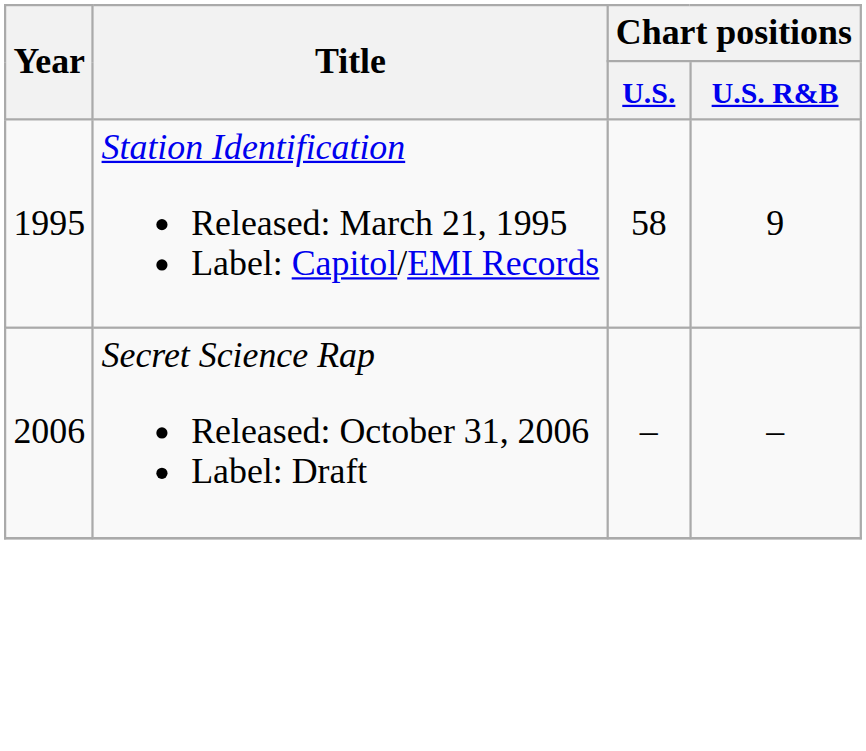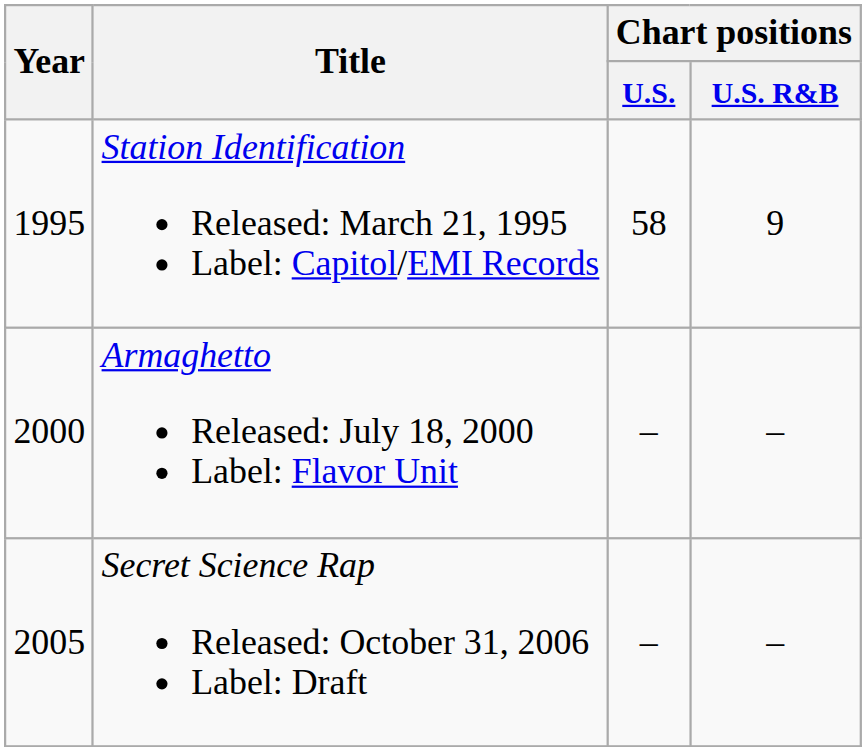+ row: (350, 415)
(49, 431) 2006 -> (49, 641) 2005
